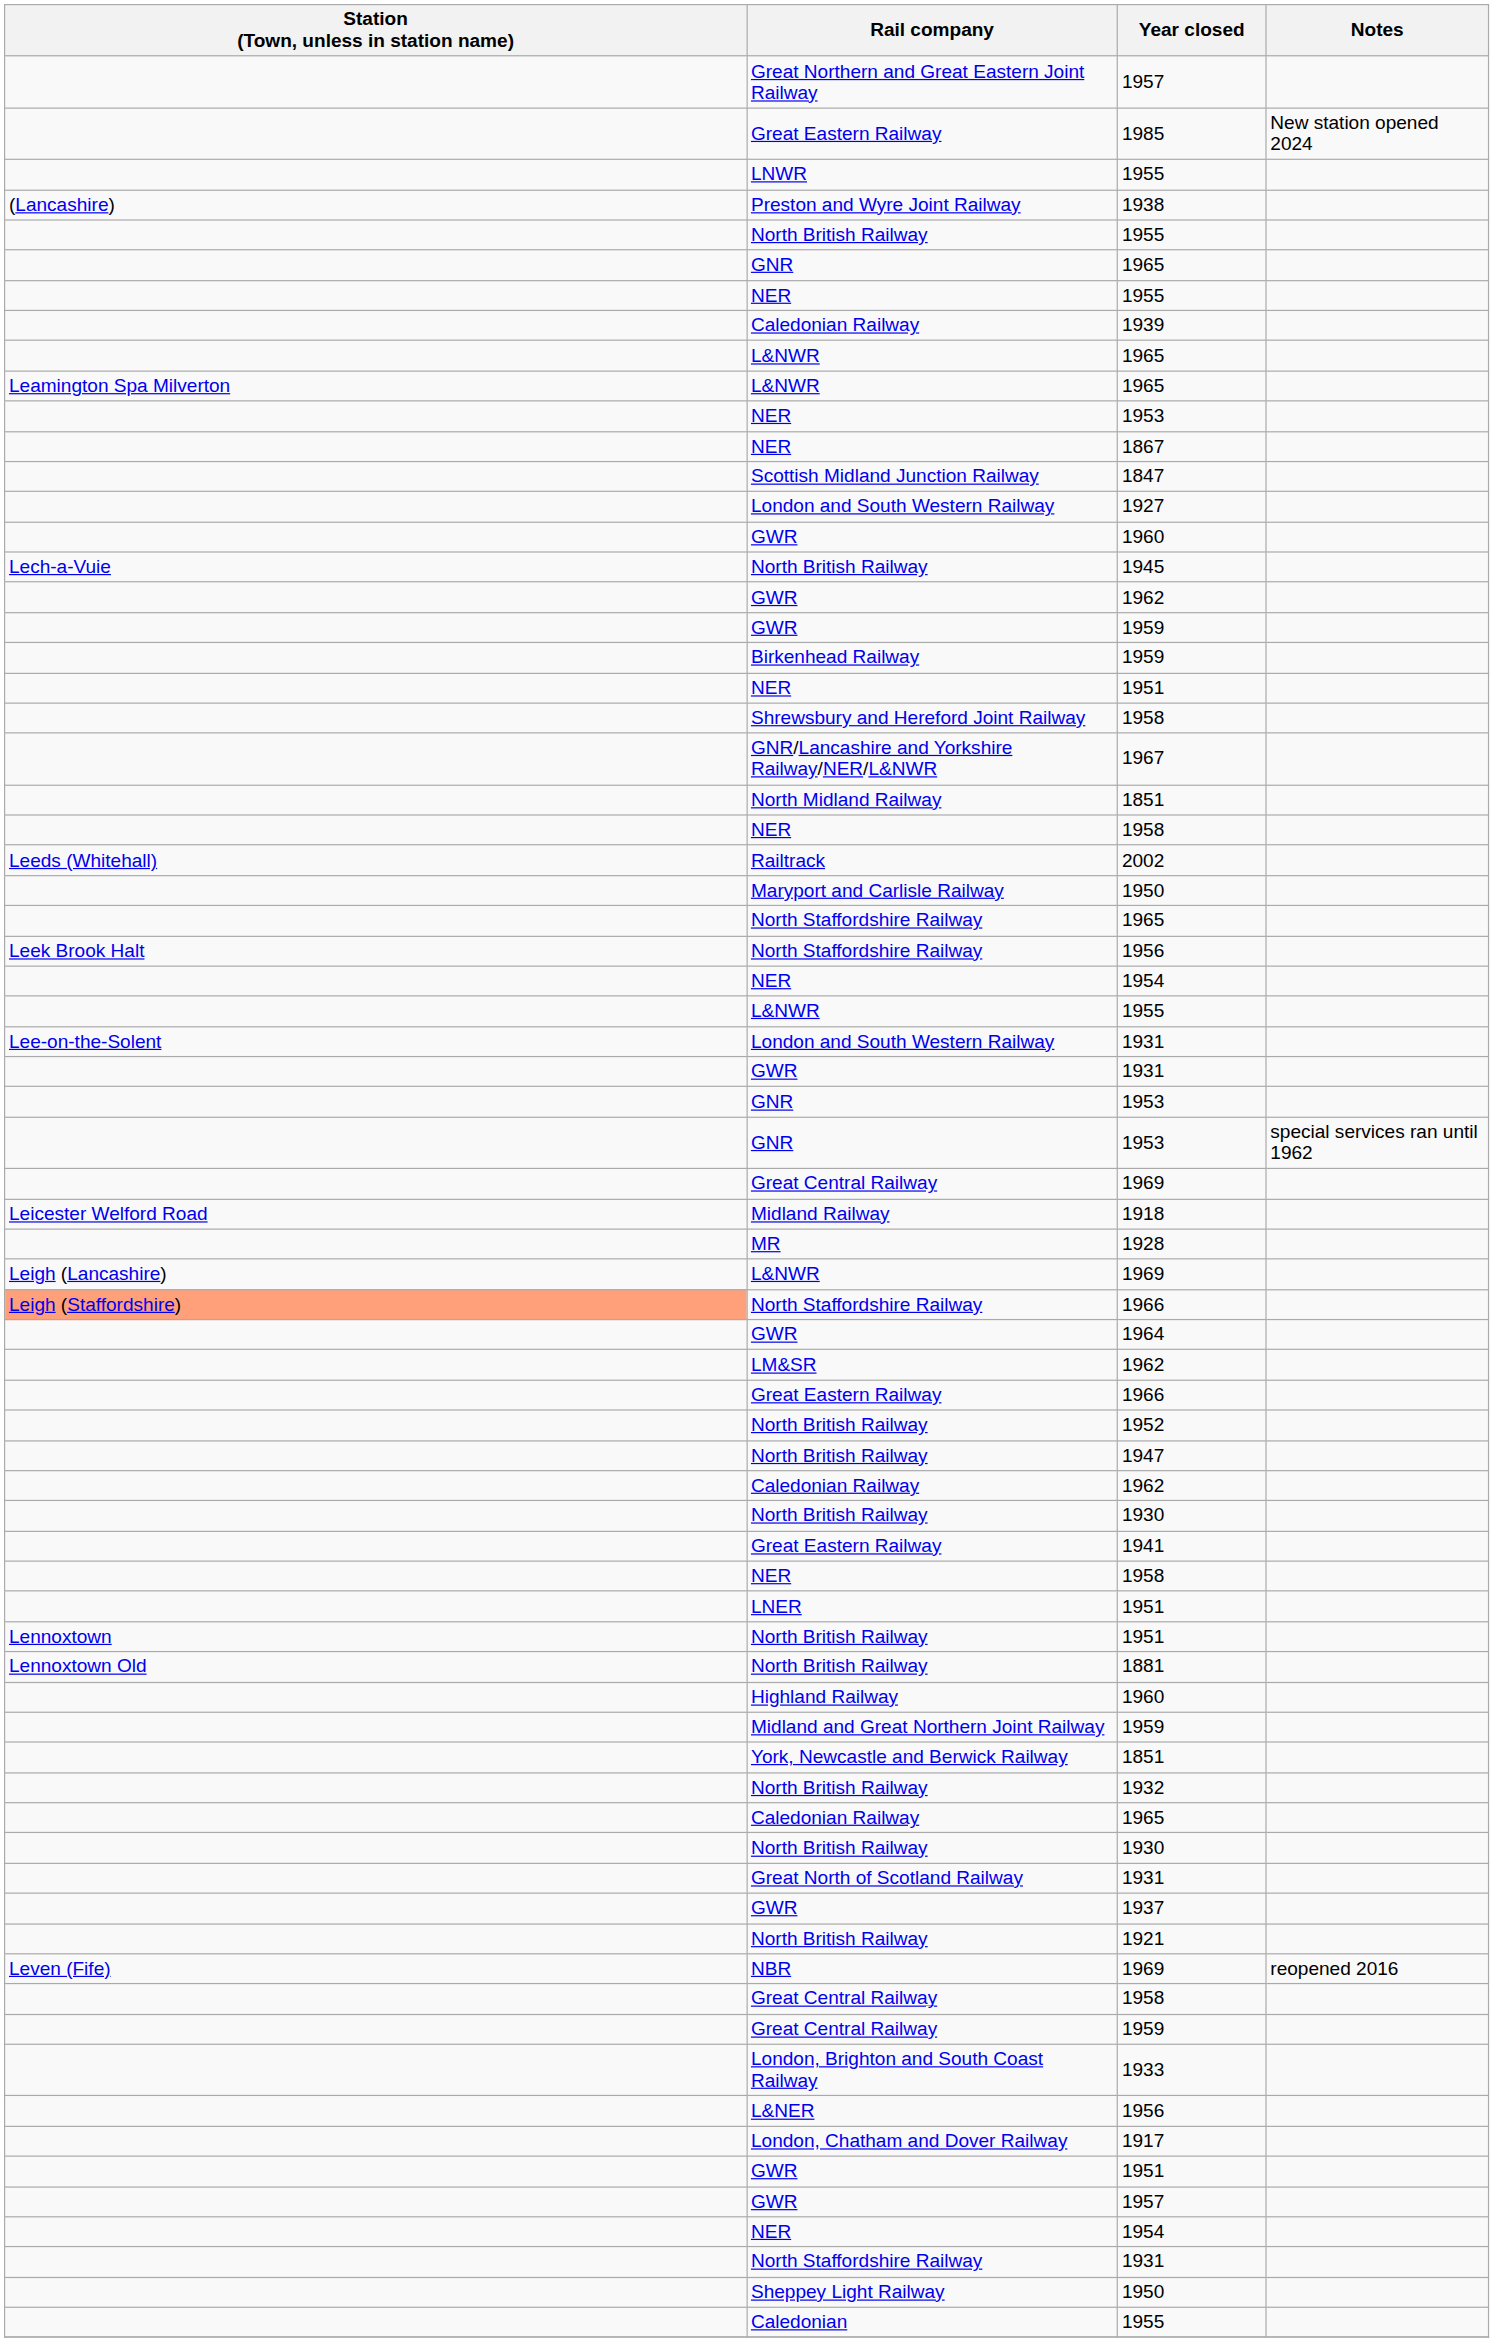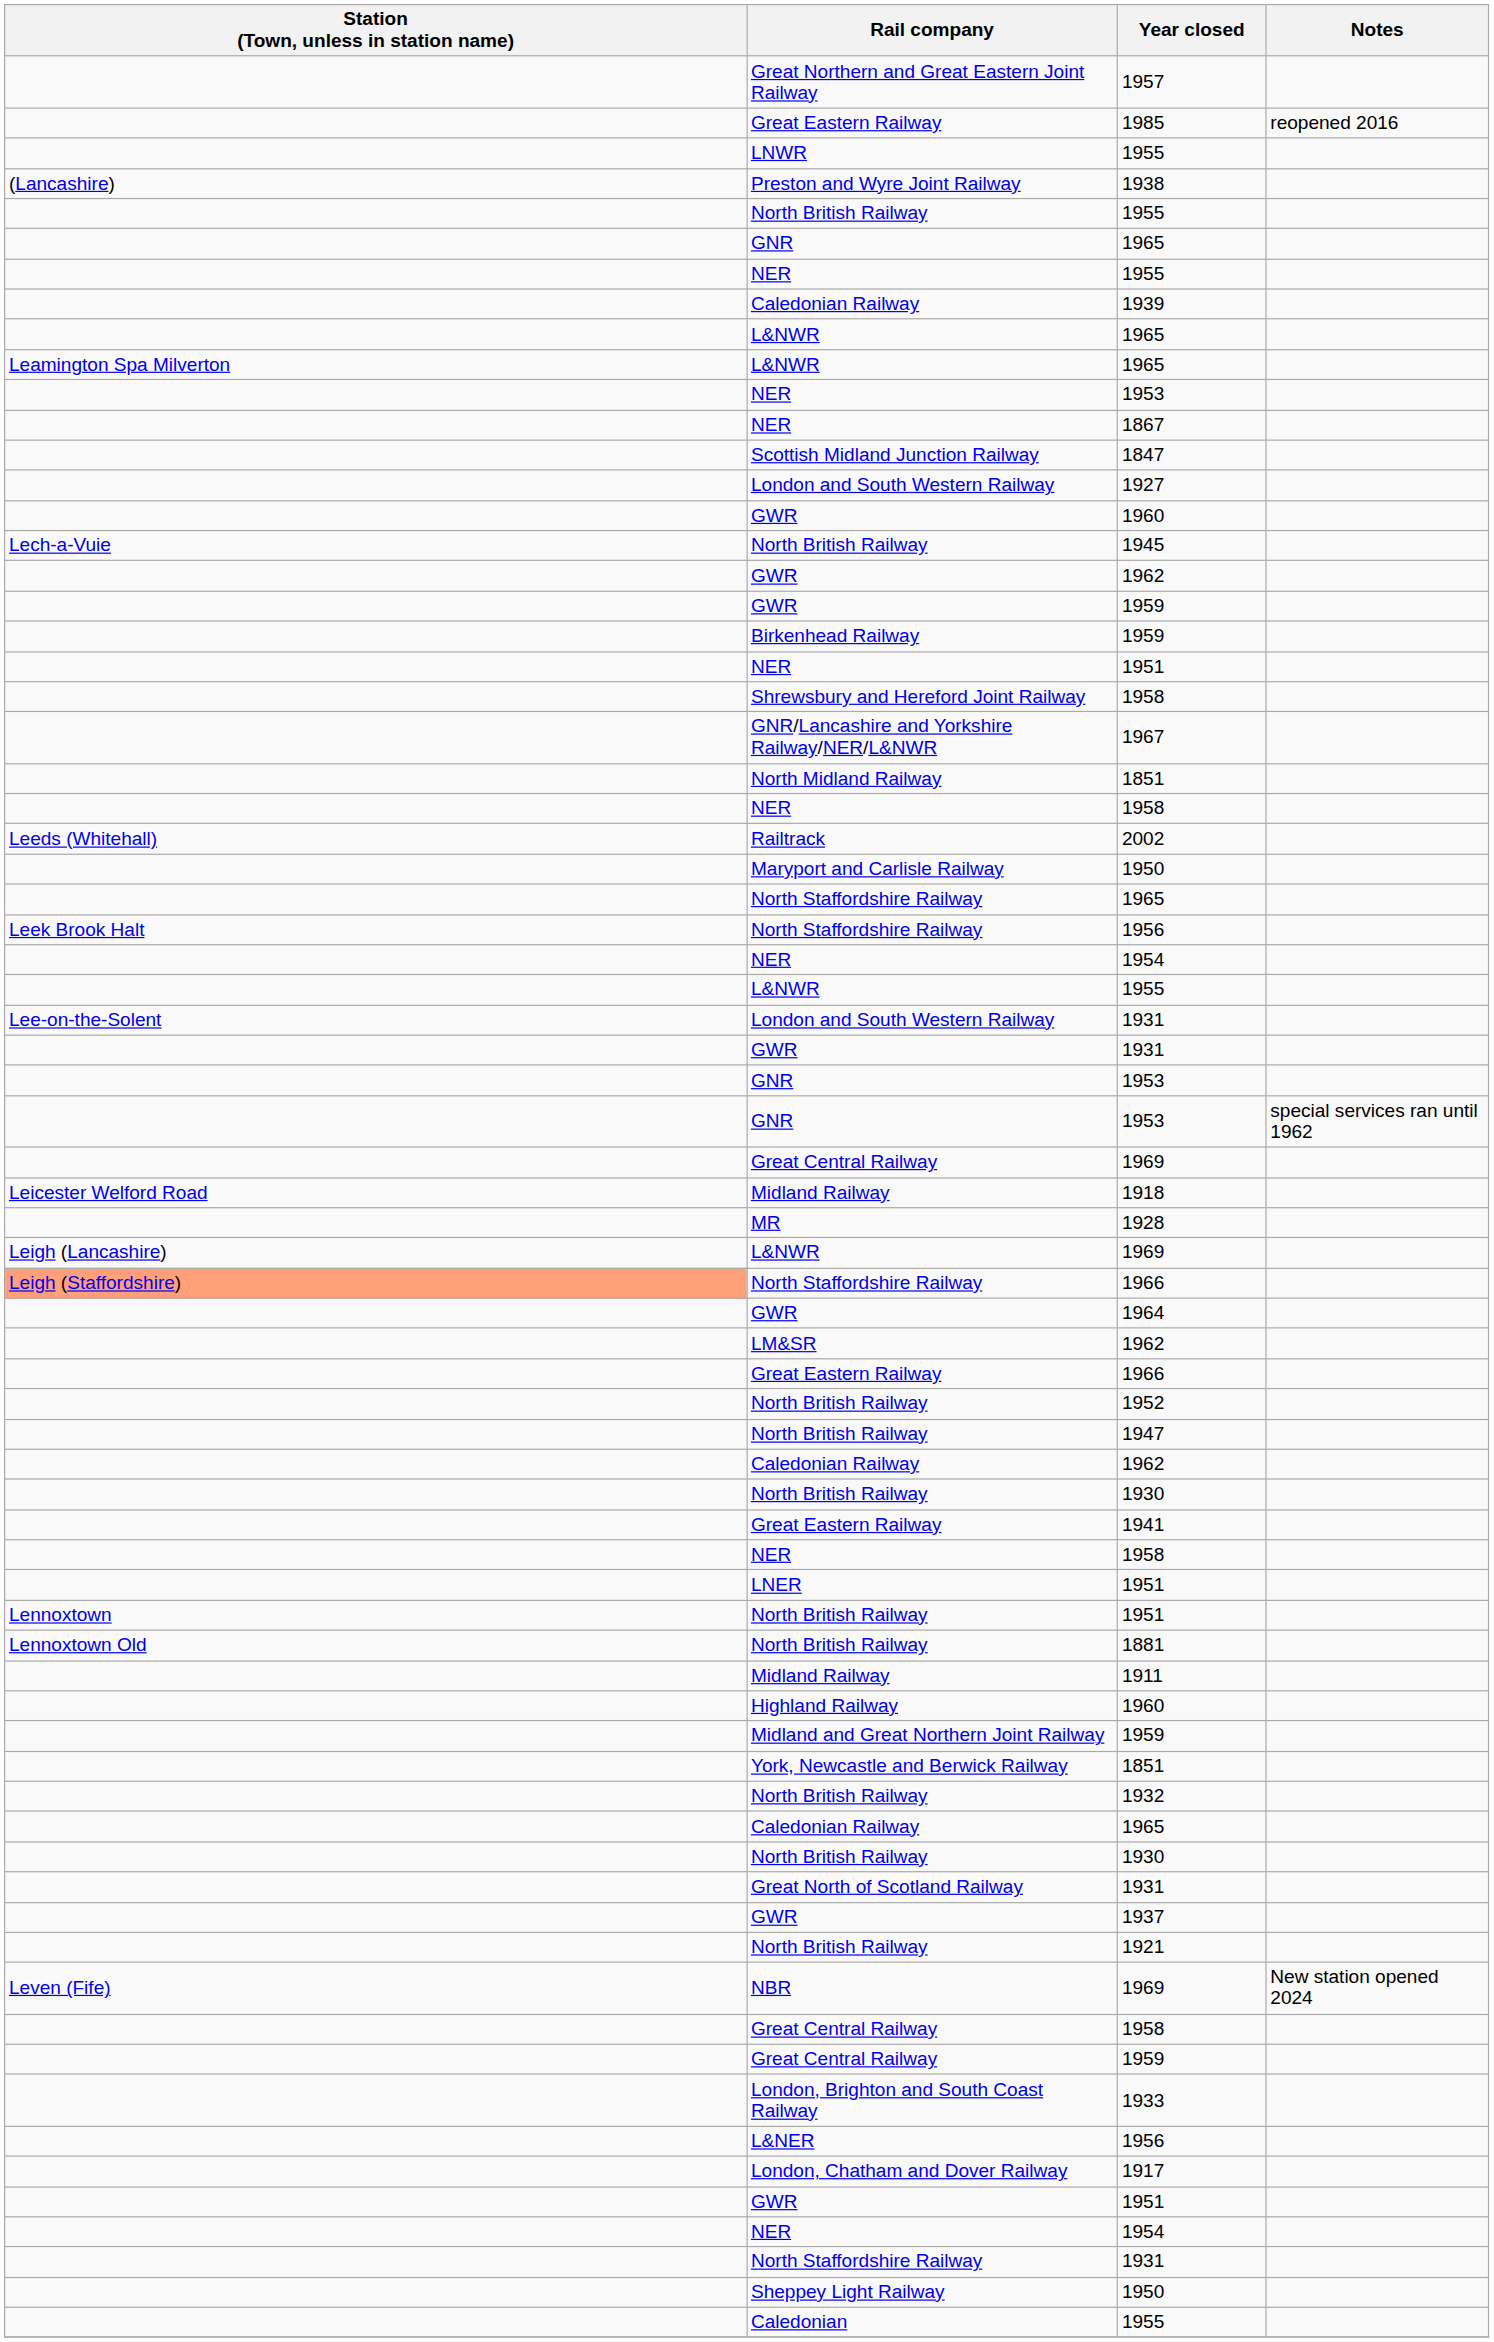(1354, 133) New station opened 2024 -> (1334, 122) reopened 2016
+ row: (820, 1675)
(1334, 1968) reopened 2016 -> (1354, 1988) New station opened 2024
- row: (774, 2201)
